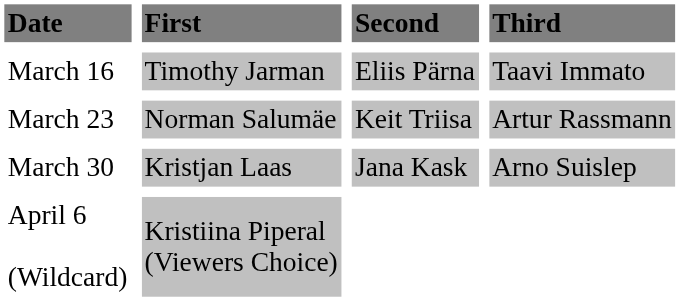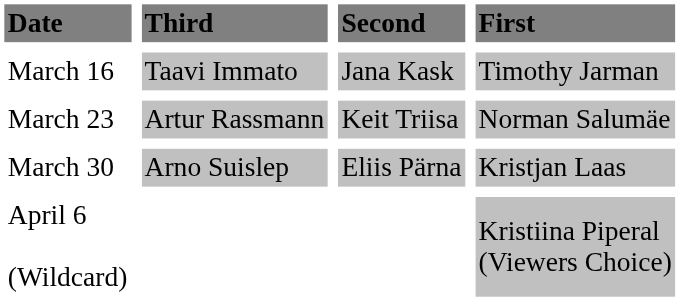columns swapped: (173, 22) <-> (527, 22)
(415, 71) Eliis Pärna -> (398, 71) Jana Kask
(411, 167) Jana Kask -> (401, 167) Eliis Pärna
